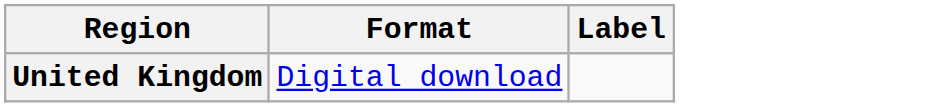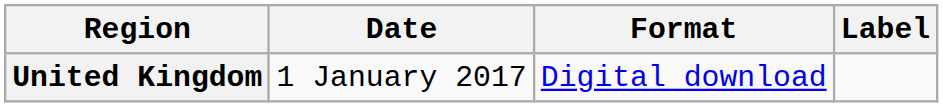+ column: (402, 29)
